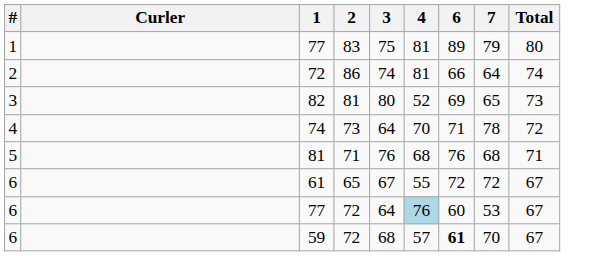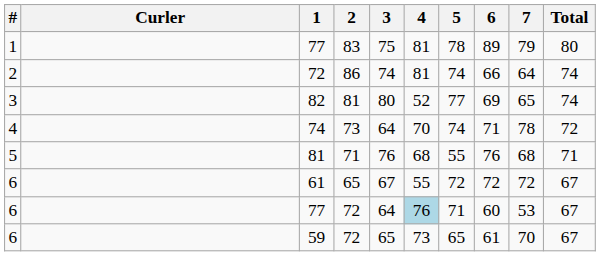+ column: (456, 18)
(534, 100) 73 -> (569, 100) 74
(387, 237) 68 -> (387, 237) 65
(421, 237) 57 -> (421, 237) 73
(456, 237) bold -> (491, 237) normal
